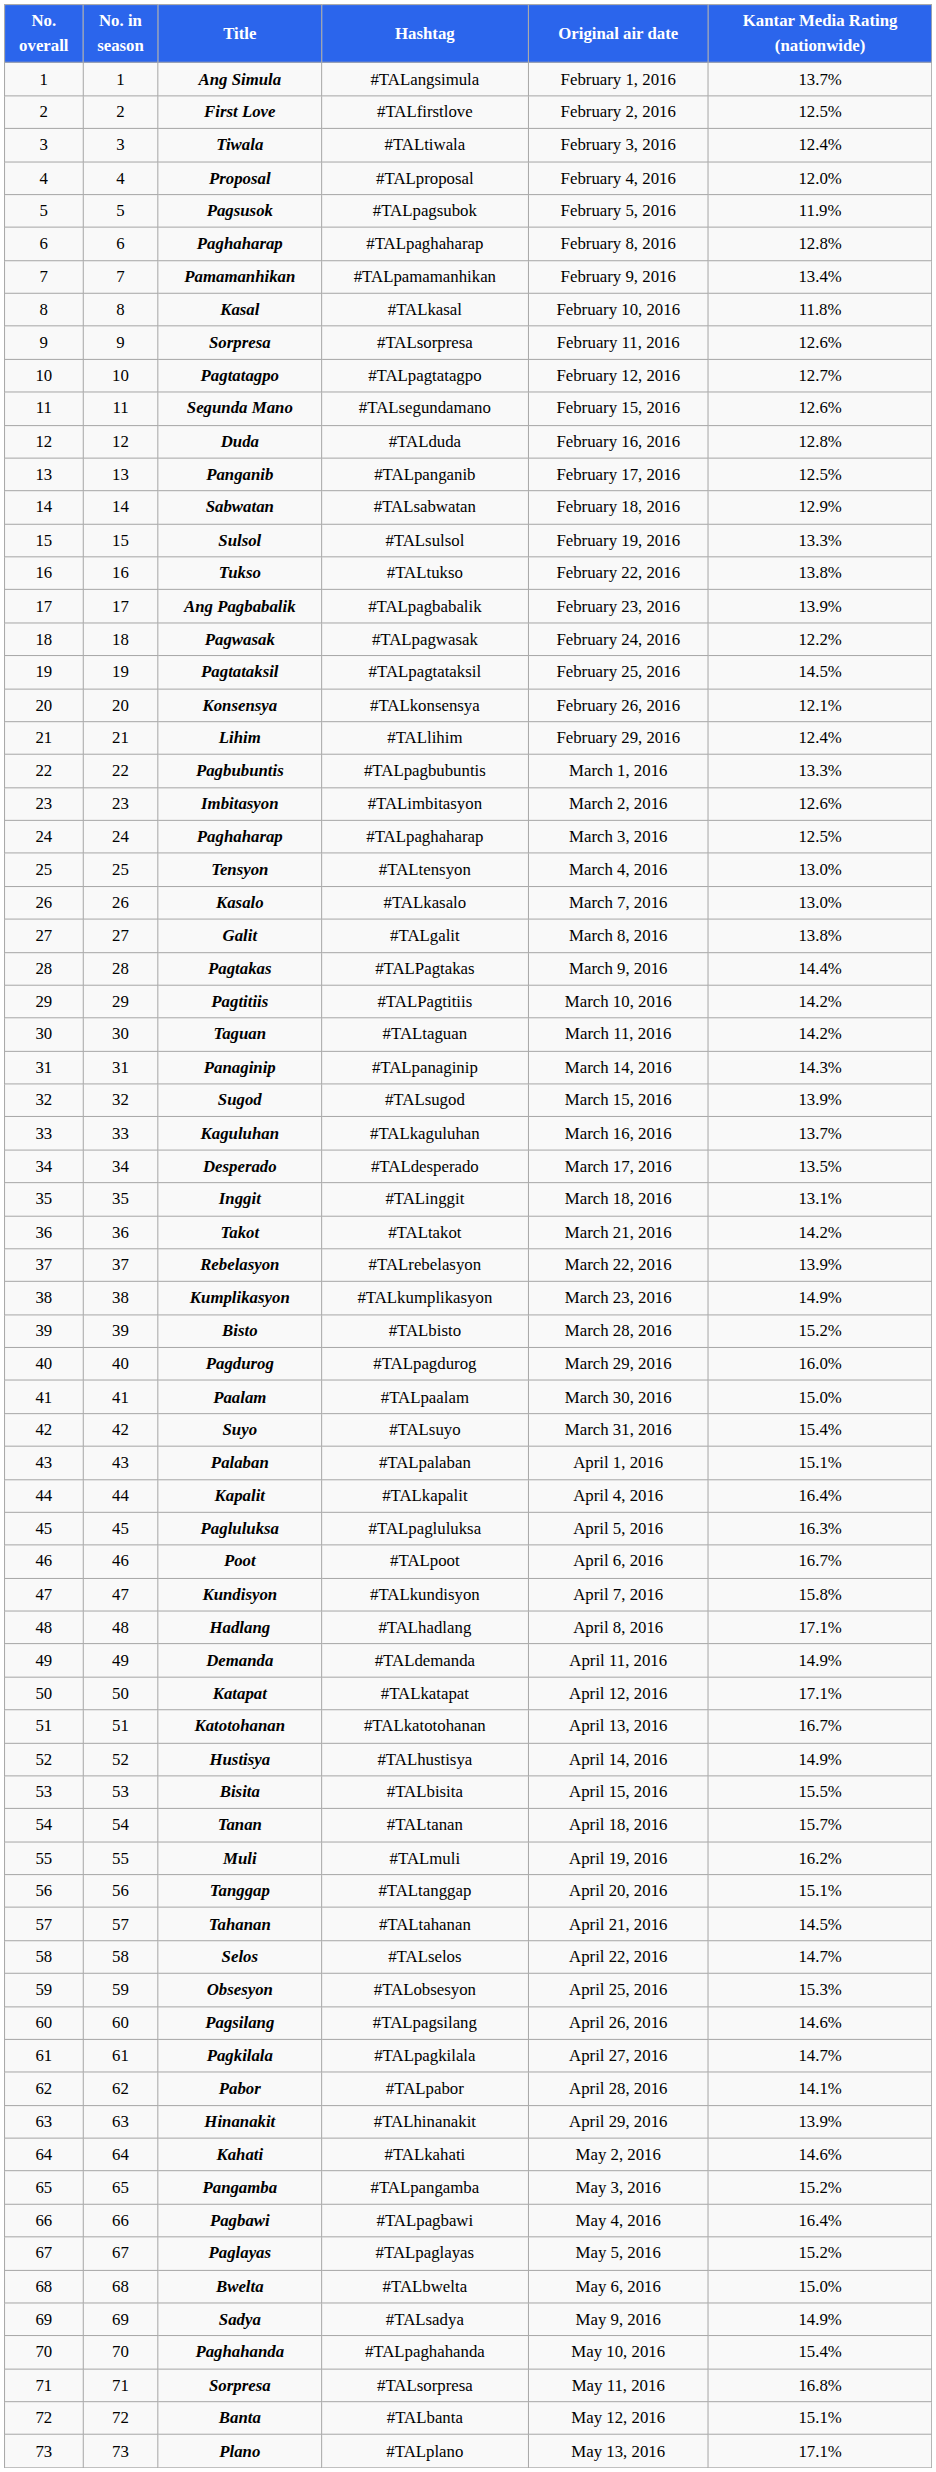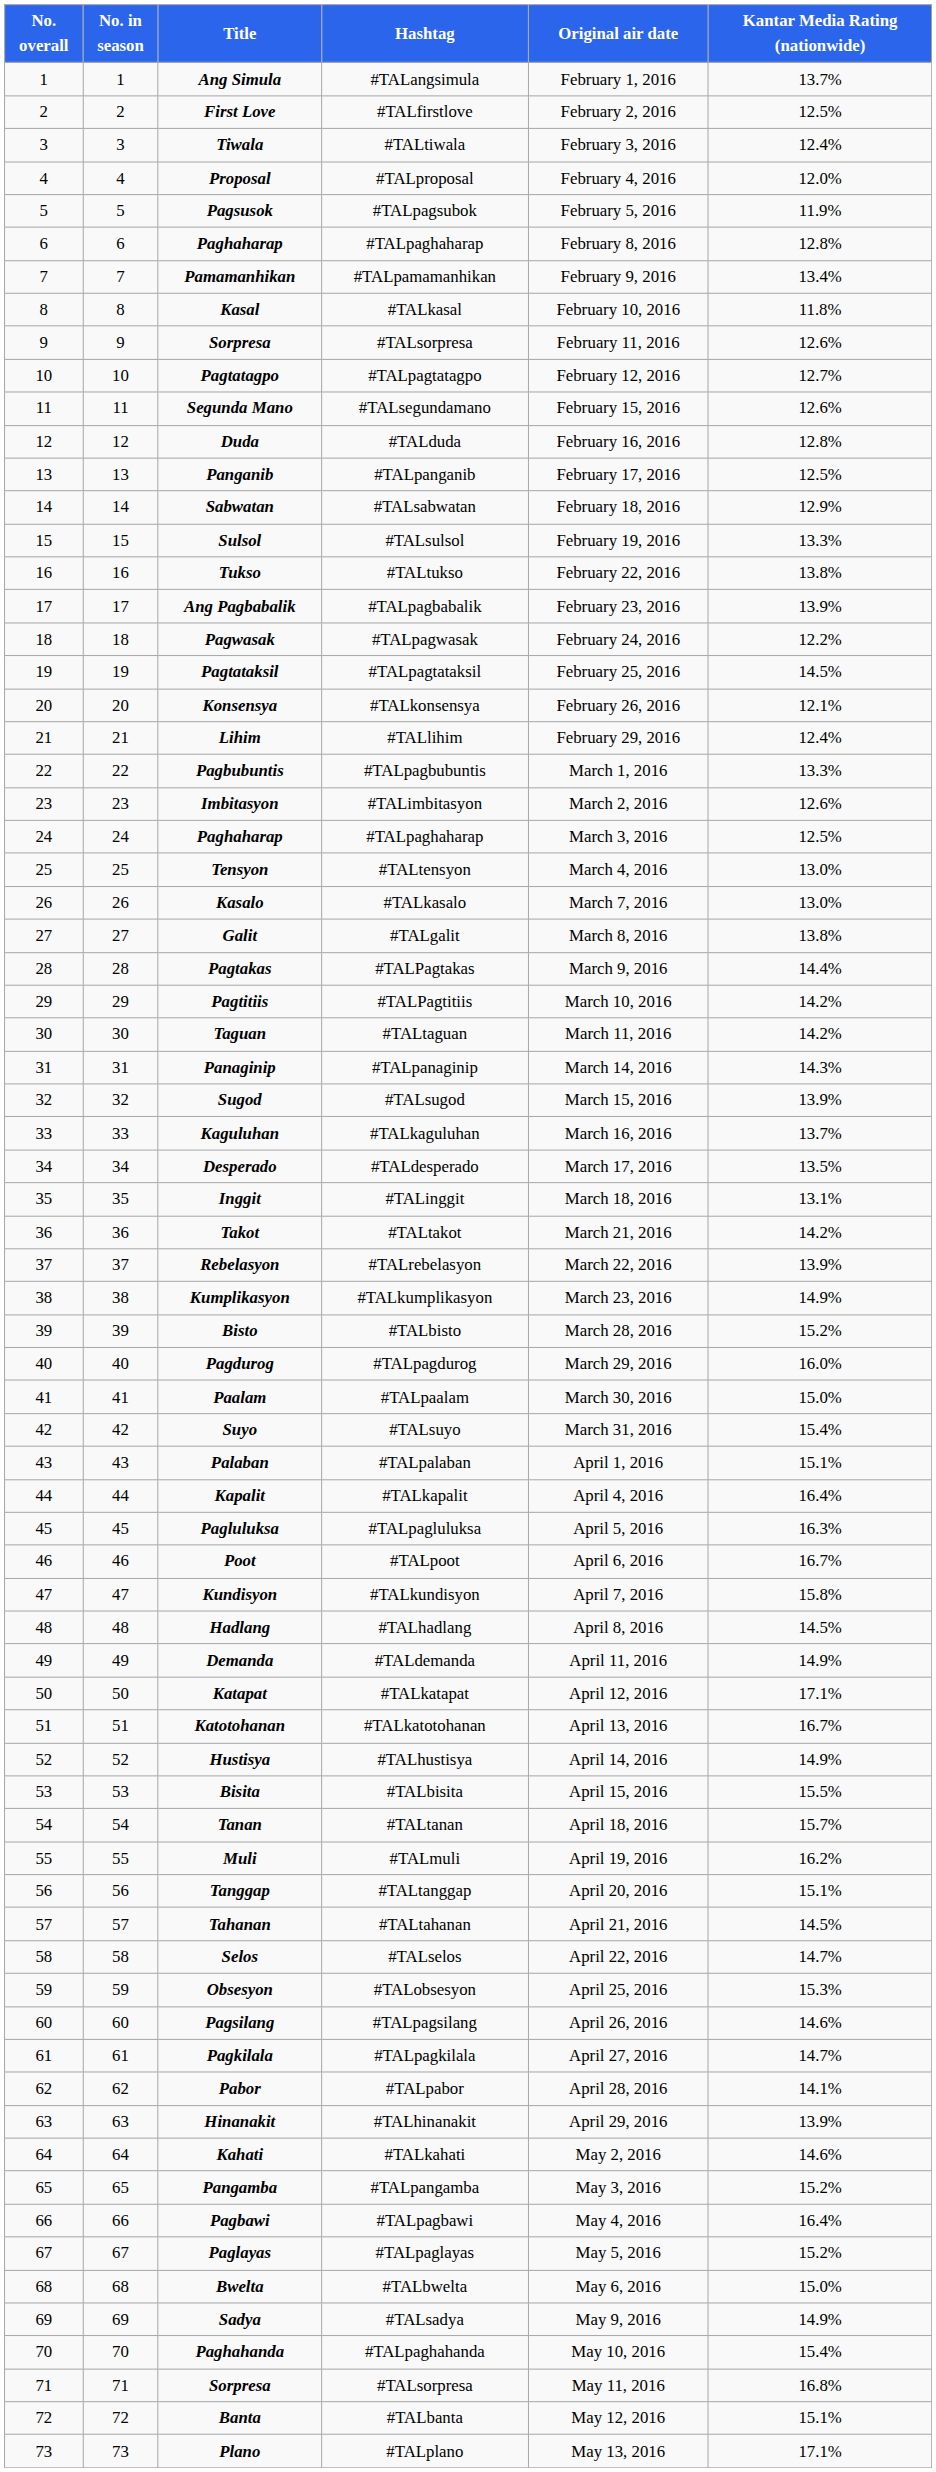(820, 1627) 17.1% -> (820, 1627) 14.5%
